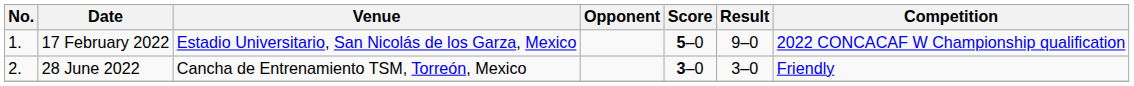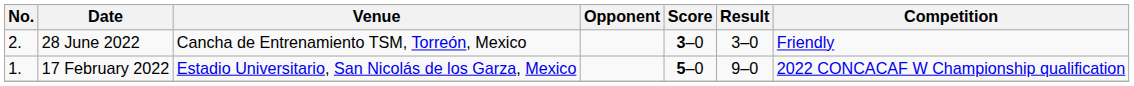rows swapped: (106, 42) <-> (91, 68)
